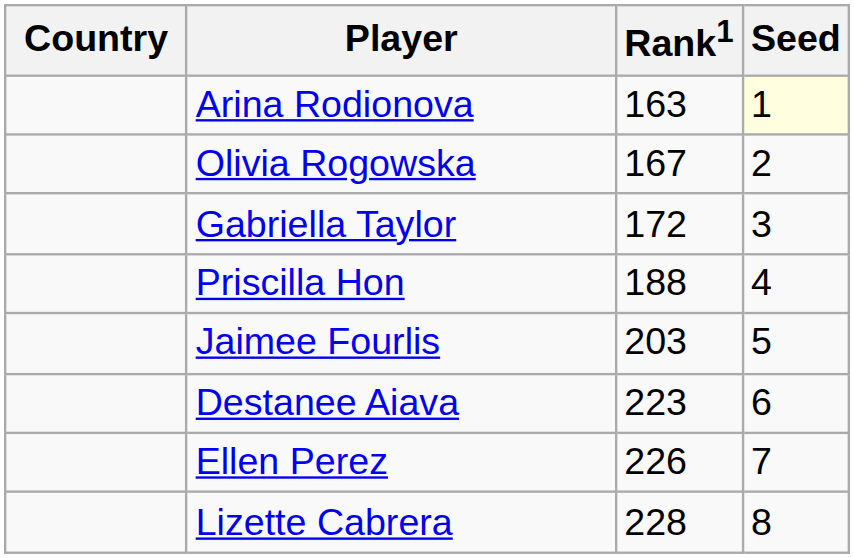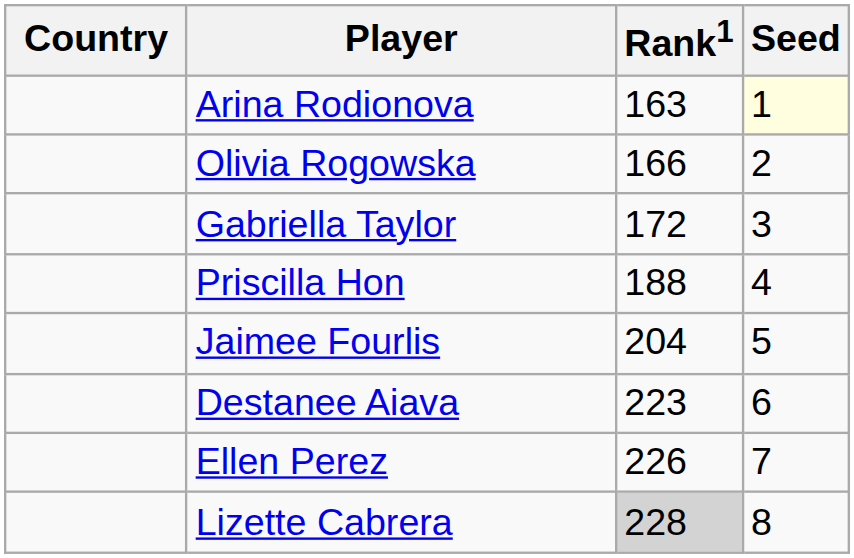(656, 163) 167 -> (656, 163) 166
(656, 342) 203 -> (656, 342) 204
(656, 521) no background -> (656, 521) lightgrey background
